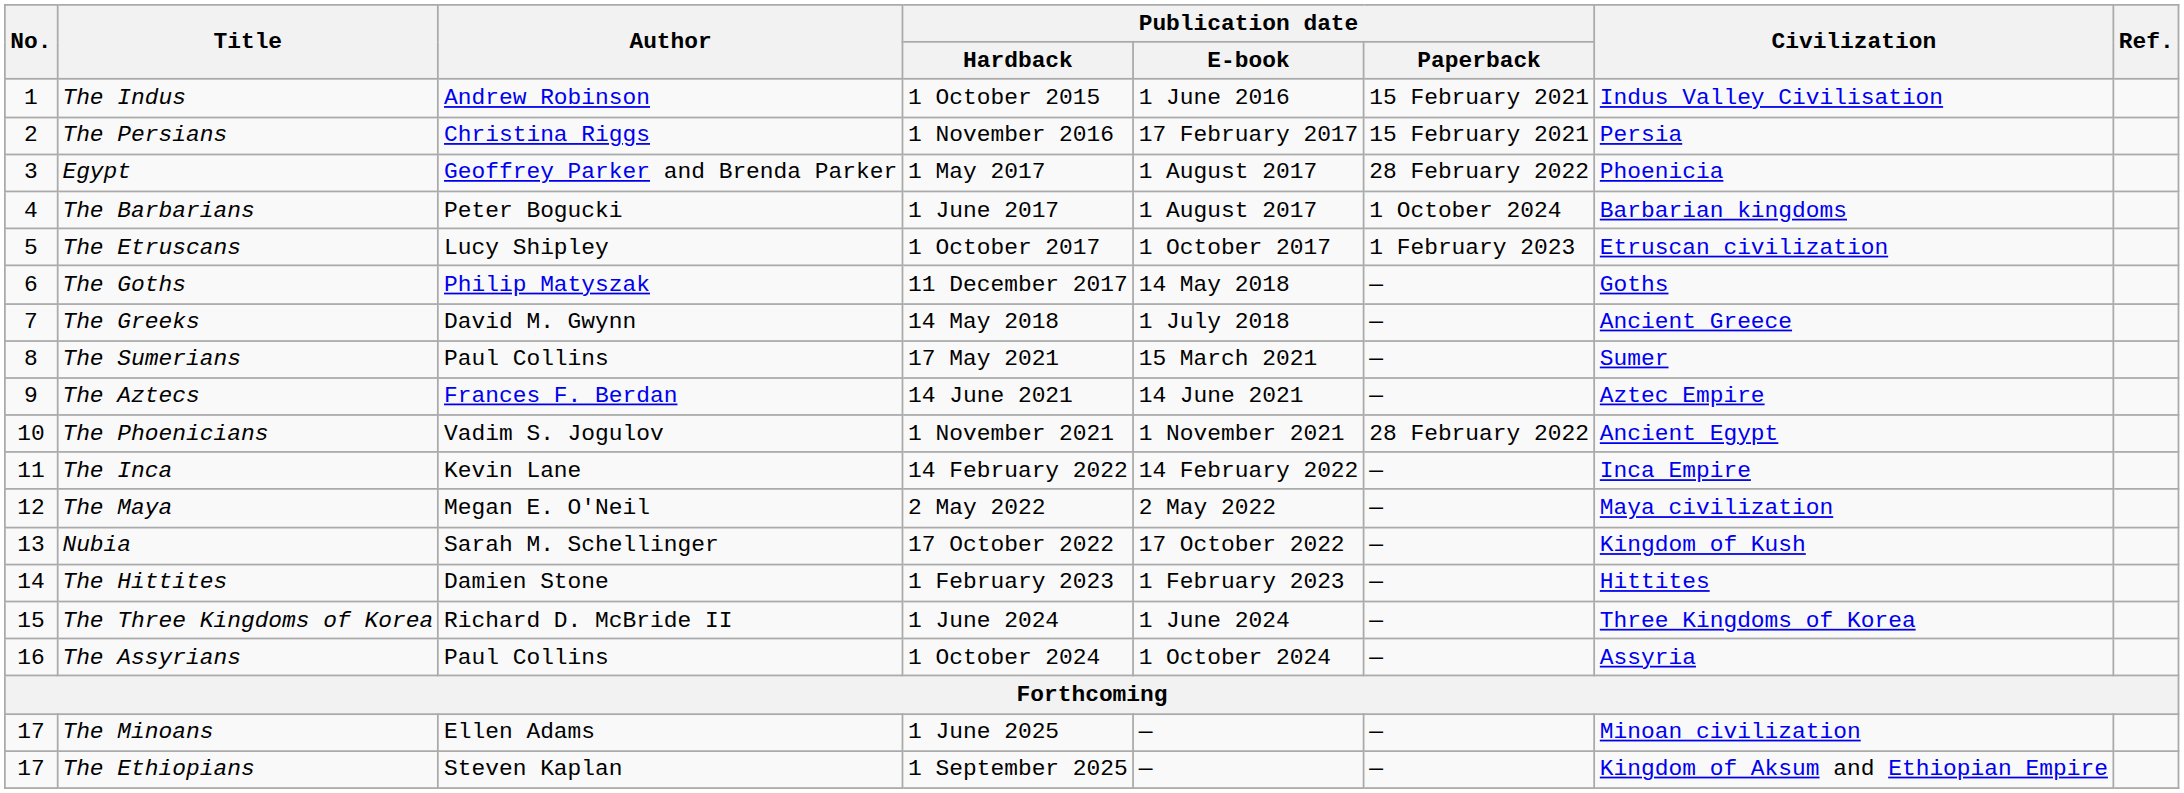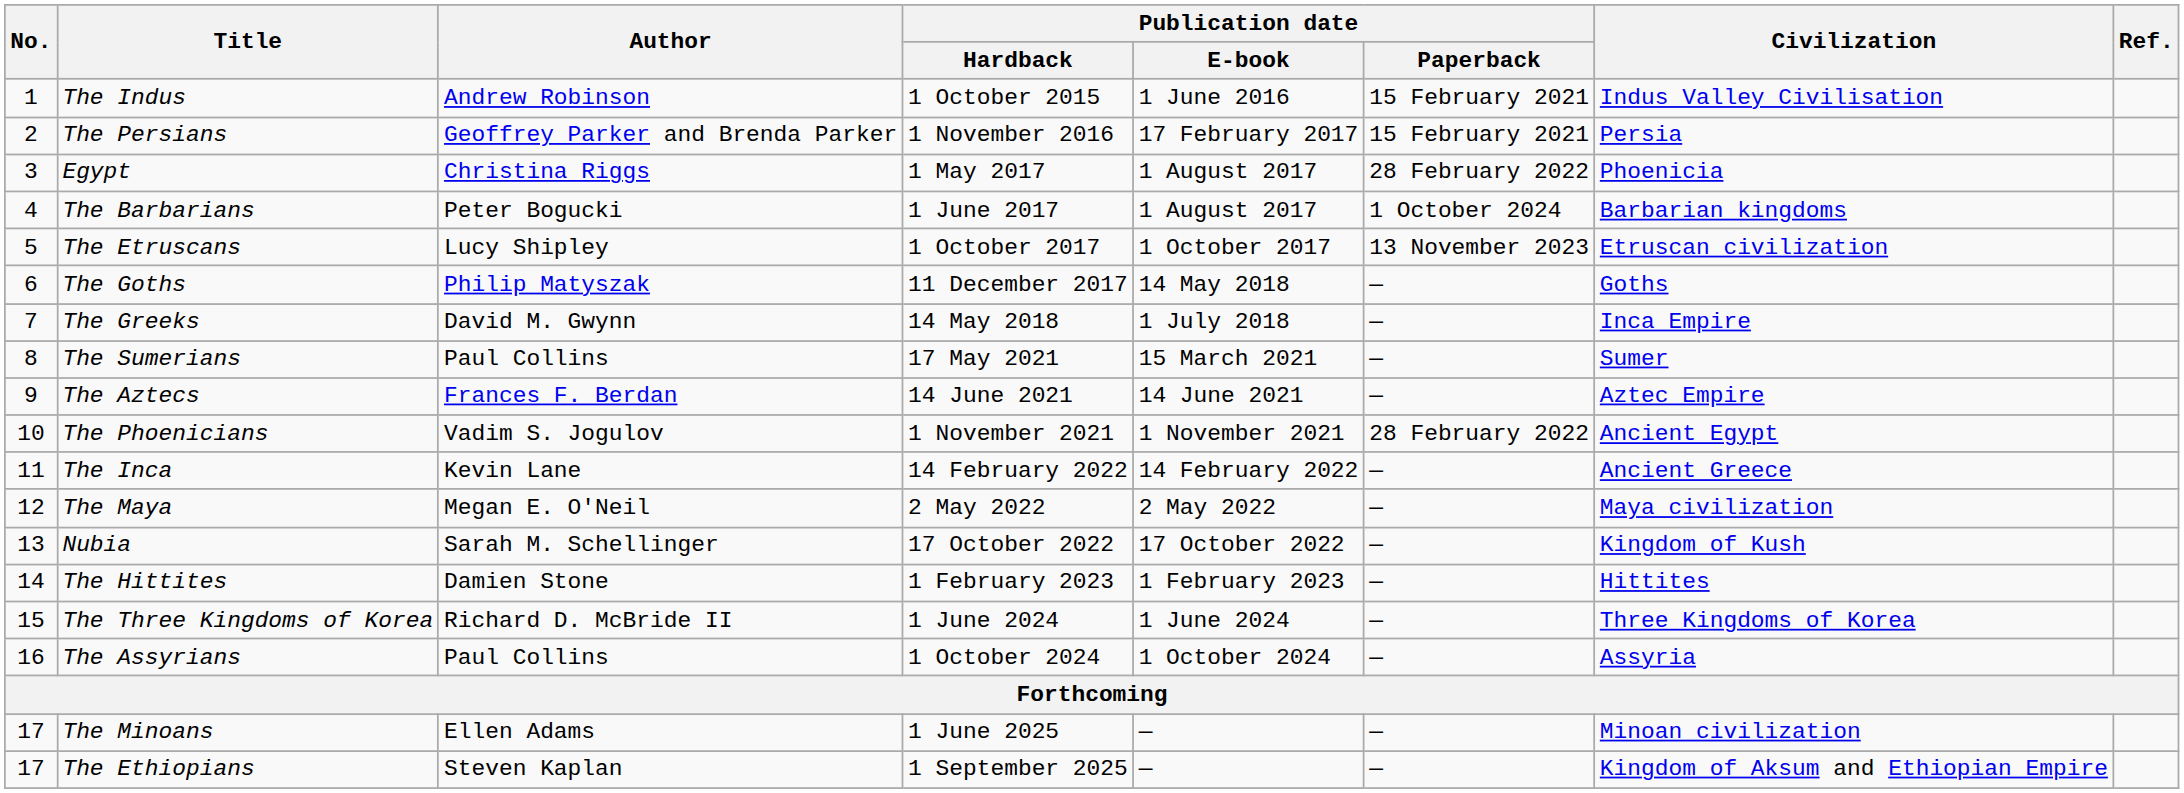(547, 135) Christina Riggs -> (671, 135) Geoffrey Parker and Brenda Parker
(671, 173) Geoffrey Parker and Brenda Parker -> (547, 173) Christina Riggs
(1472, 247) 1 February 2023 -> (1479, 247) 13 November 2023
(1696, 322) Ancient Greece -> (1675, 322) Inca Empire
(1675, 471) Inca Empire -> (1696, 471) Ancient Greece
